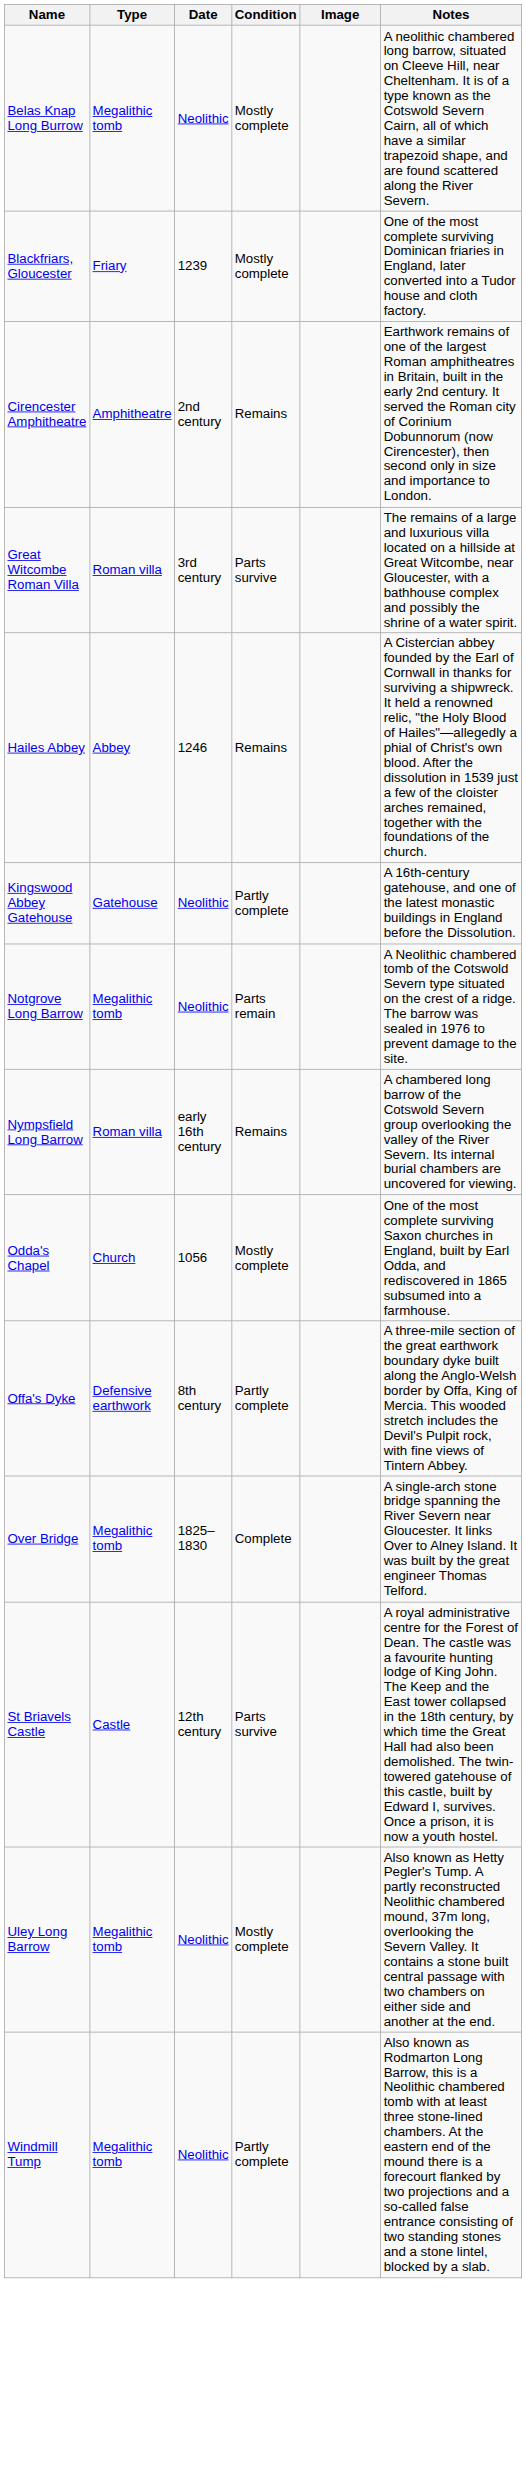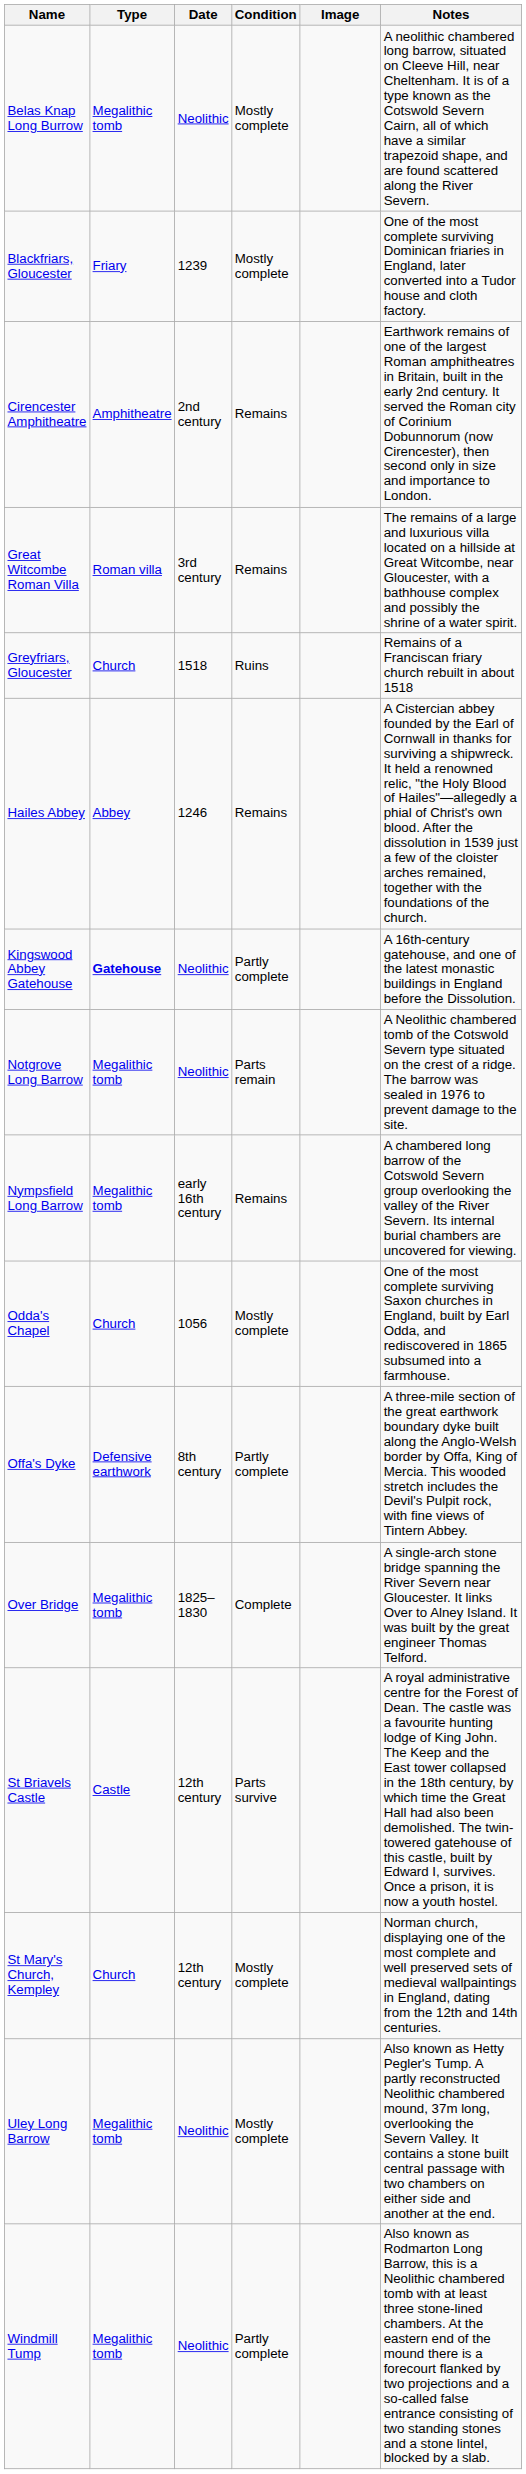(256, 569) Parts survive -> (261, 569) Remains
+ row: (40, 665)
(125, 903) normal -> (127, 969) bold
(127, 1132) Roman villa -> (122, 1198) Megalithic tomb
+ row: (35, 1975)
